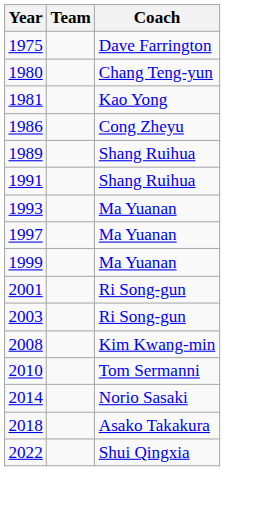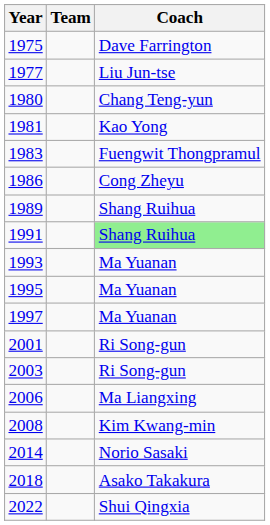+ row: (26, 72)
+ row: (26, 153)
(147, 180) no background -> (147, 235) lightgreen background
+ row: (26, 289)
- row: (26, 262)
+ row: (26, 398)
- row: (26, 371)
